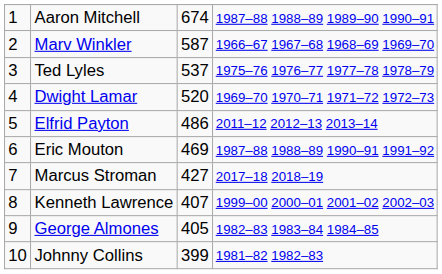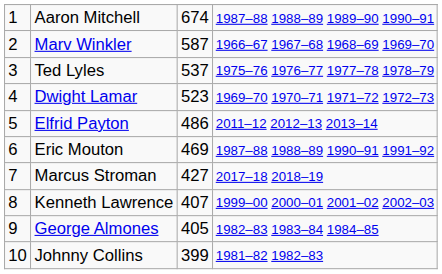(195, 96) 520 -> (195, 96) 523
